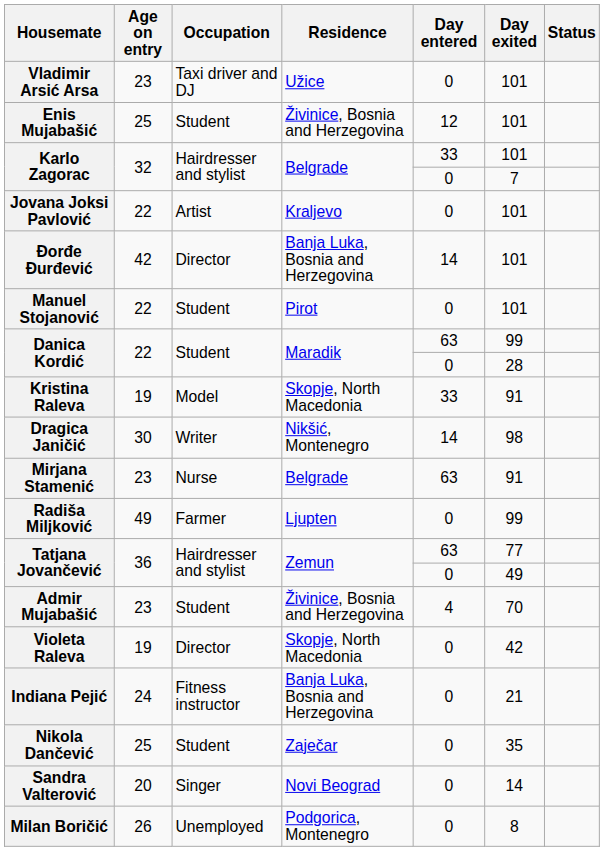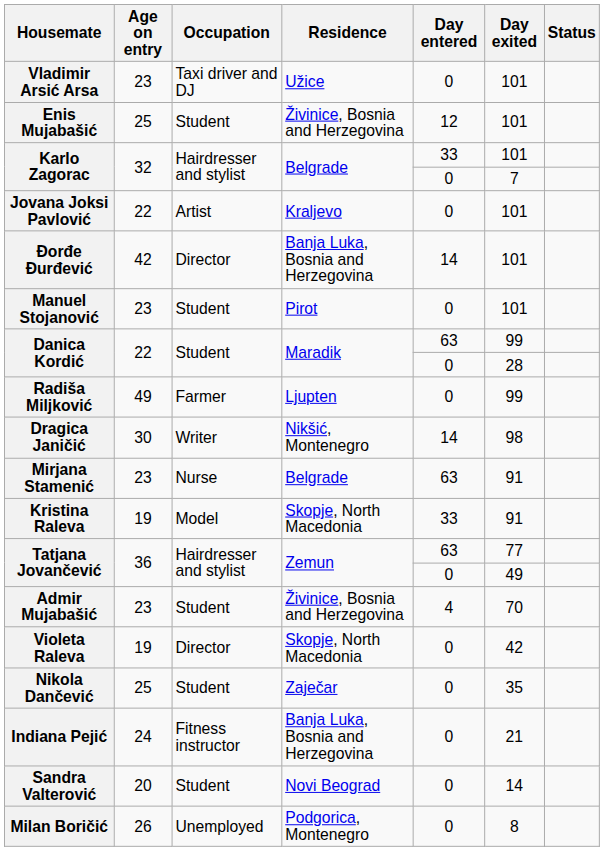(143, 309) 22 -> (143, 309) 23
rows swapped: (59, 519) <-> (59, 397)
rows swapped: (59, 745) <-> (59, 696)
(198, 786) Singer -> (203, 786) Student
